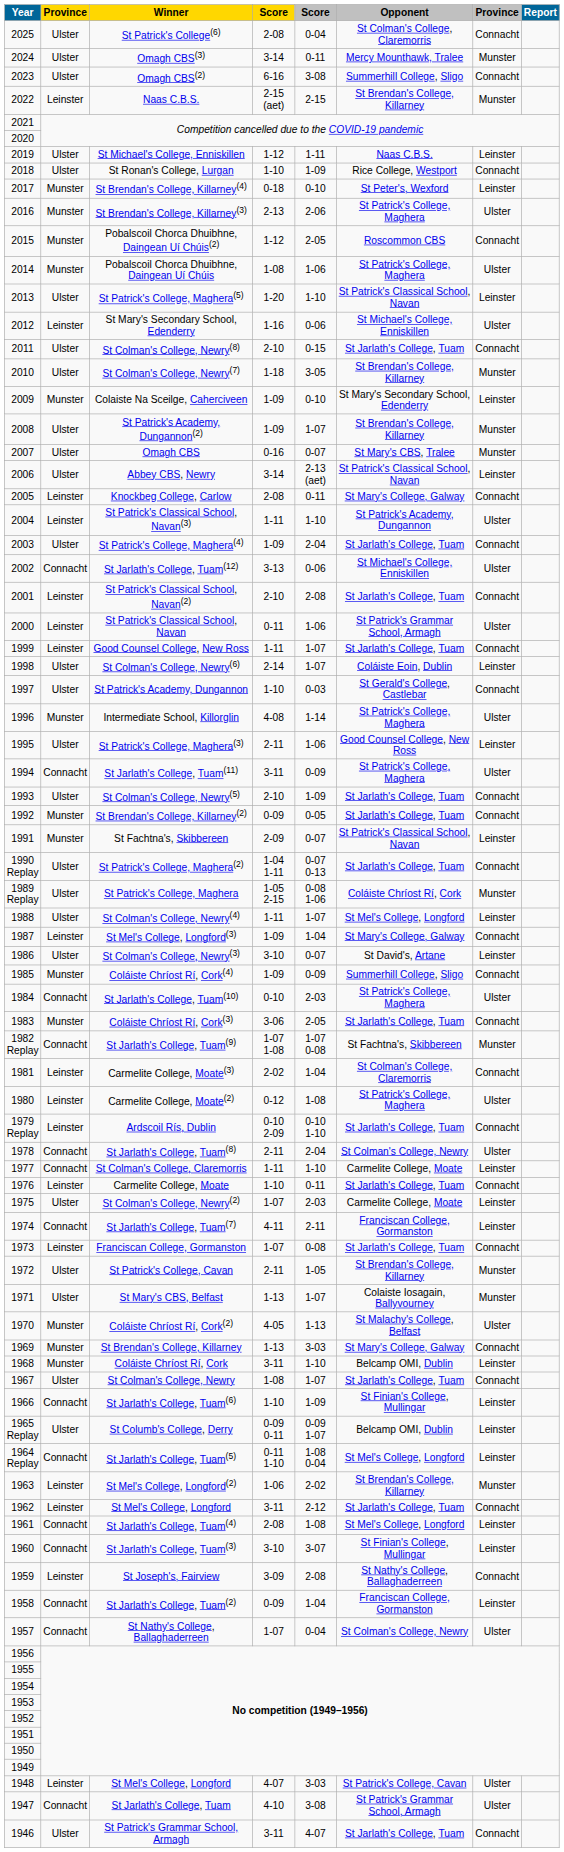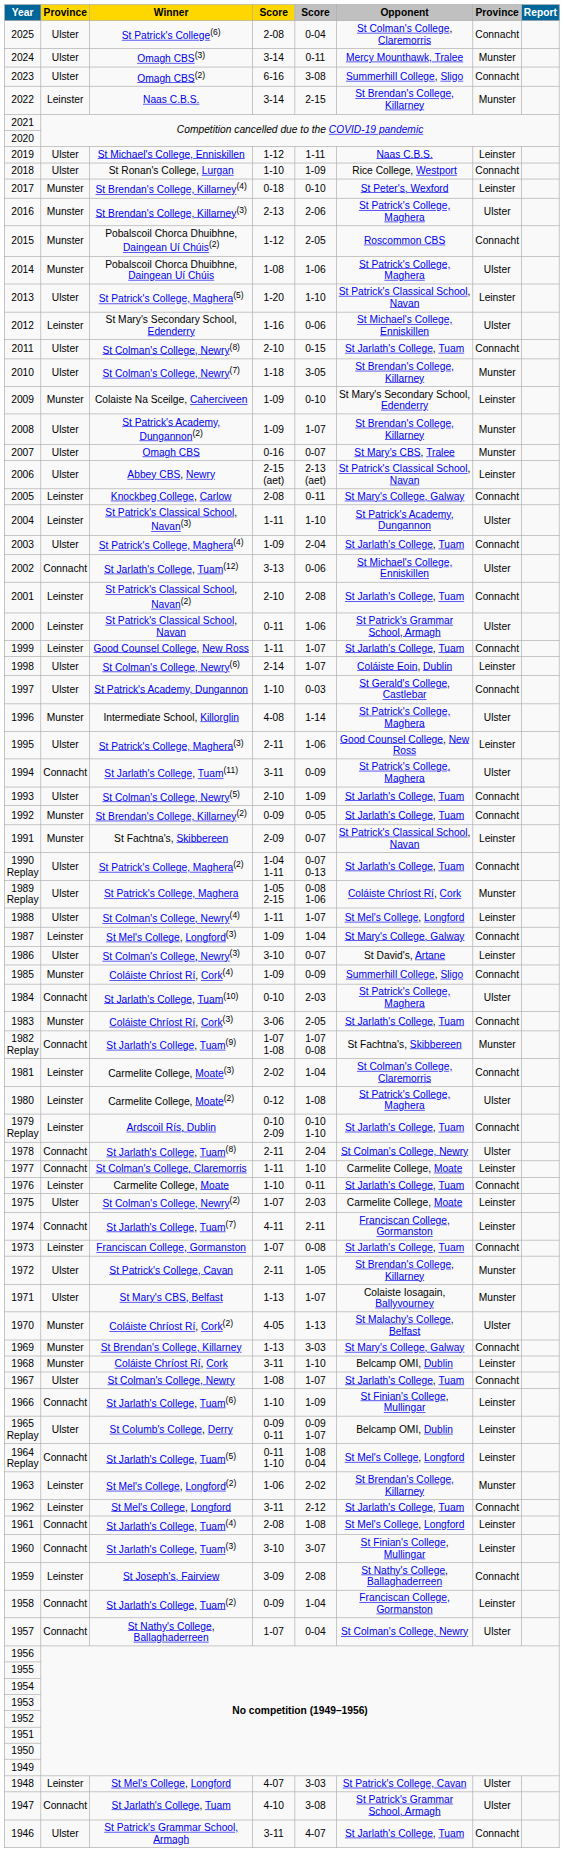(274, 100) 2-15 (aet) -> (274, 100) 3-14
(274, 474) 3-14 -> (274, 474) 2-15 (aet)
